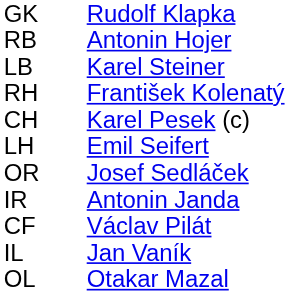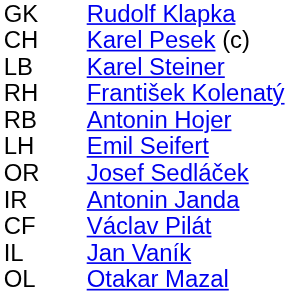rows swapped: (20, 40) <-> (21, 120)
